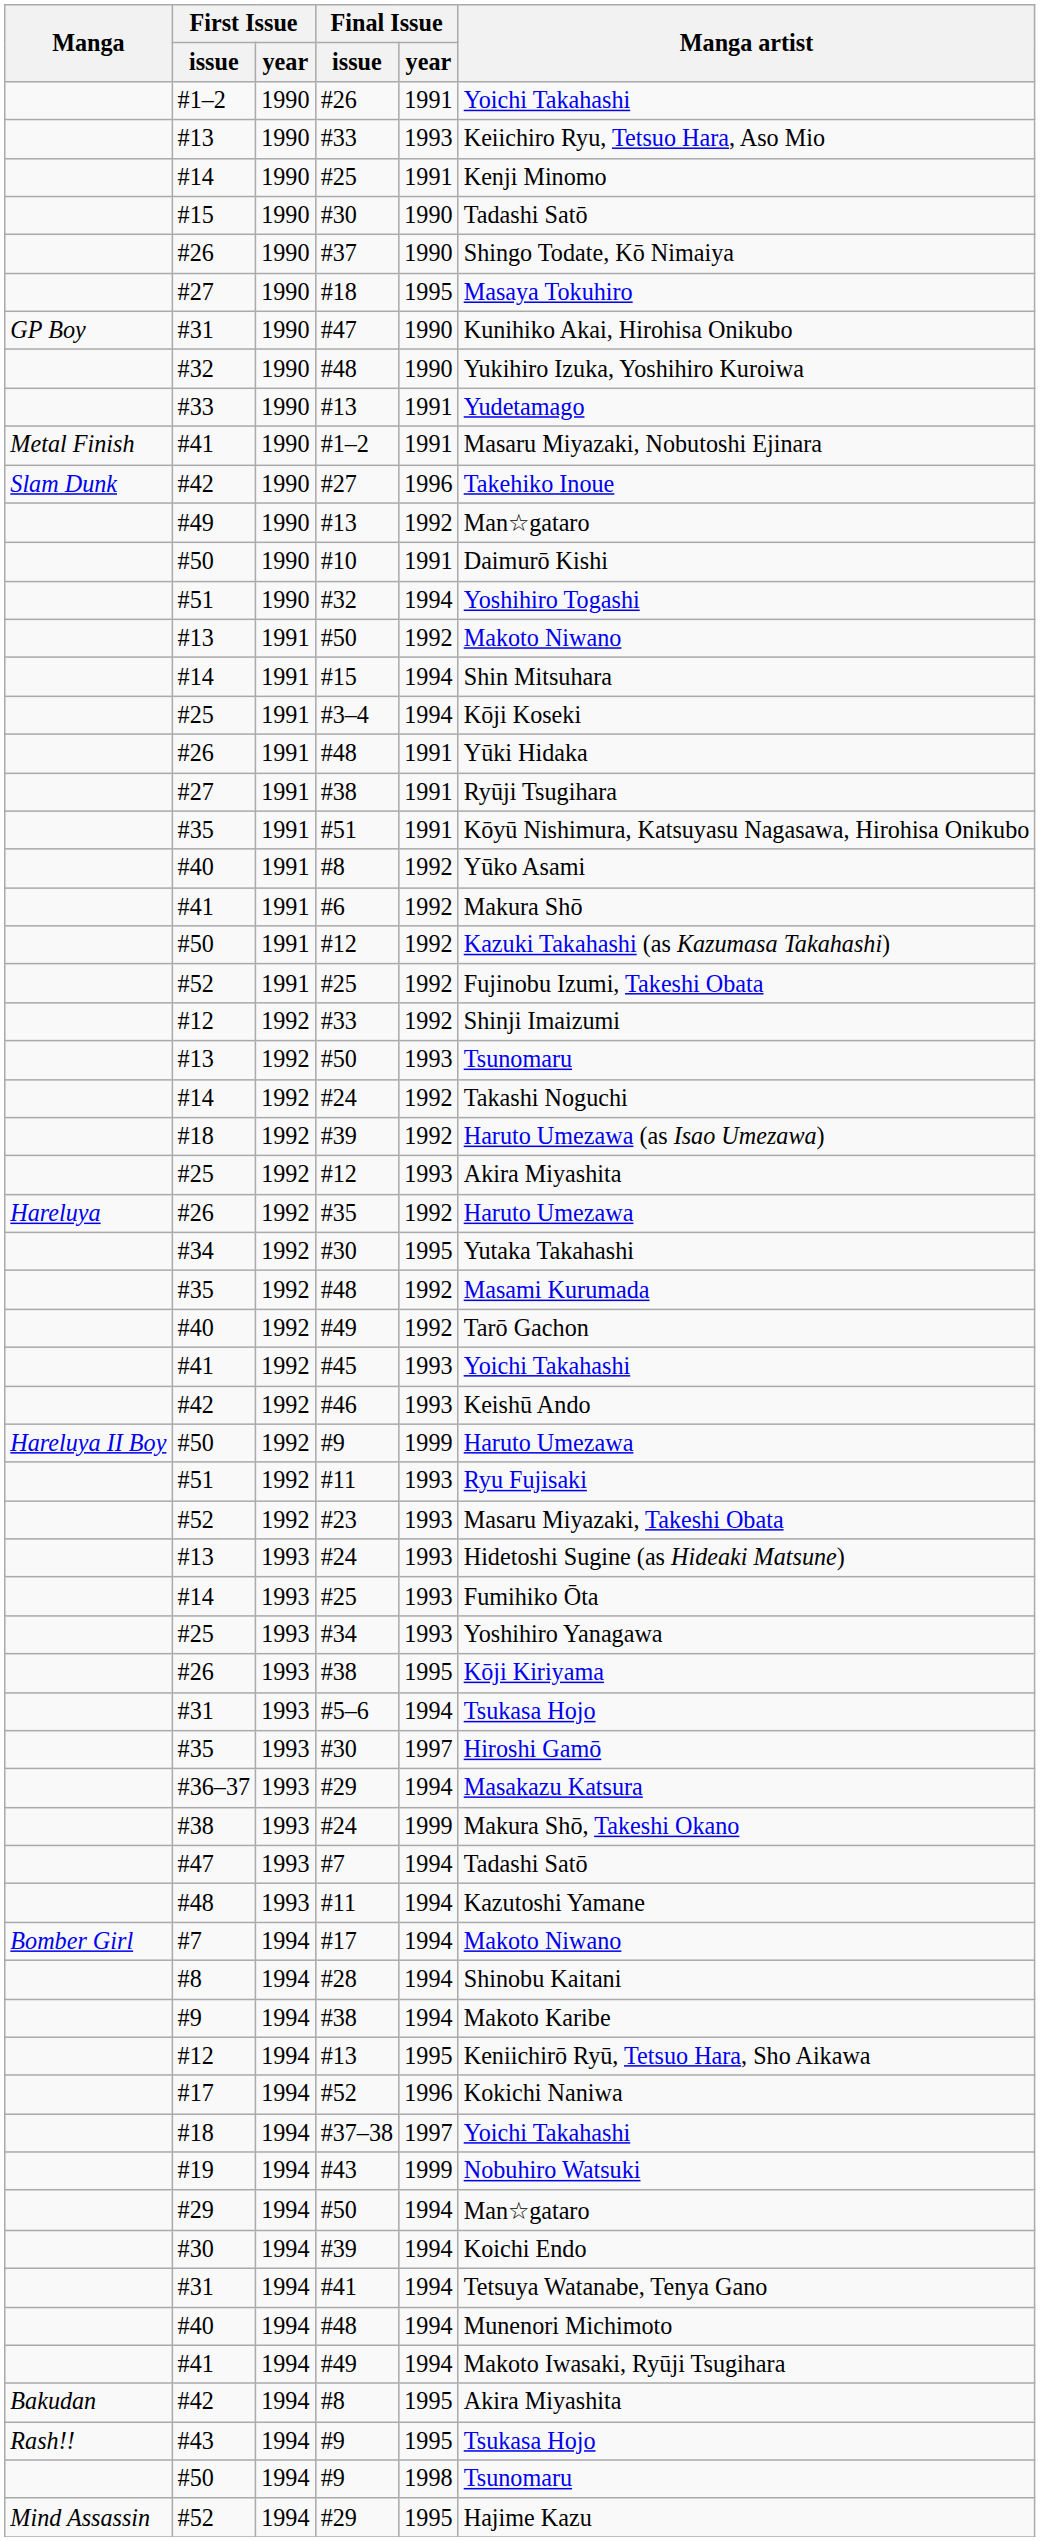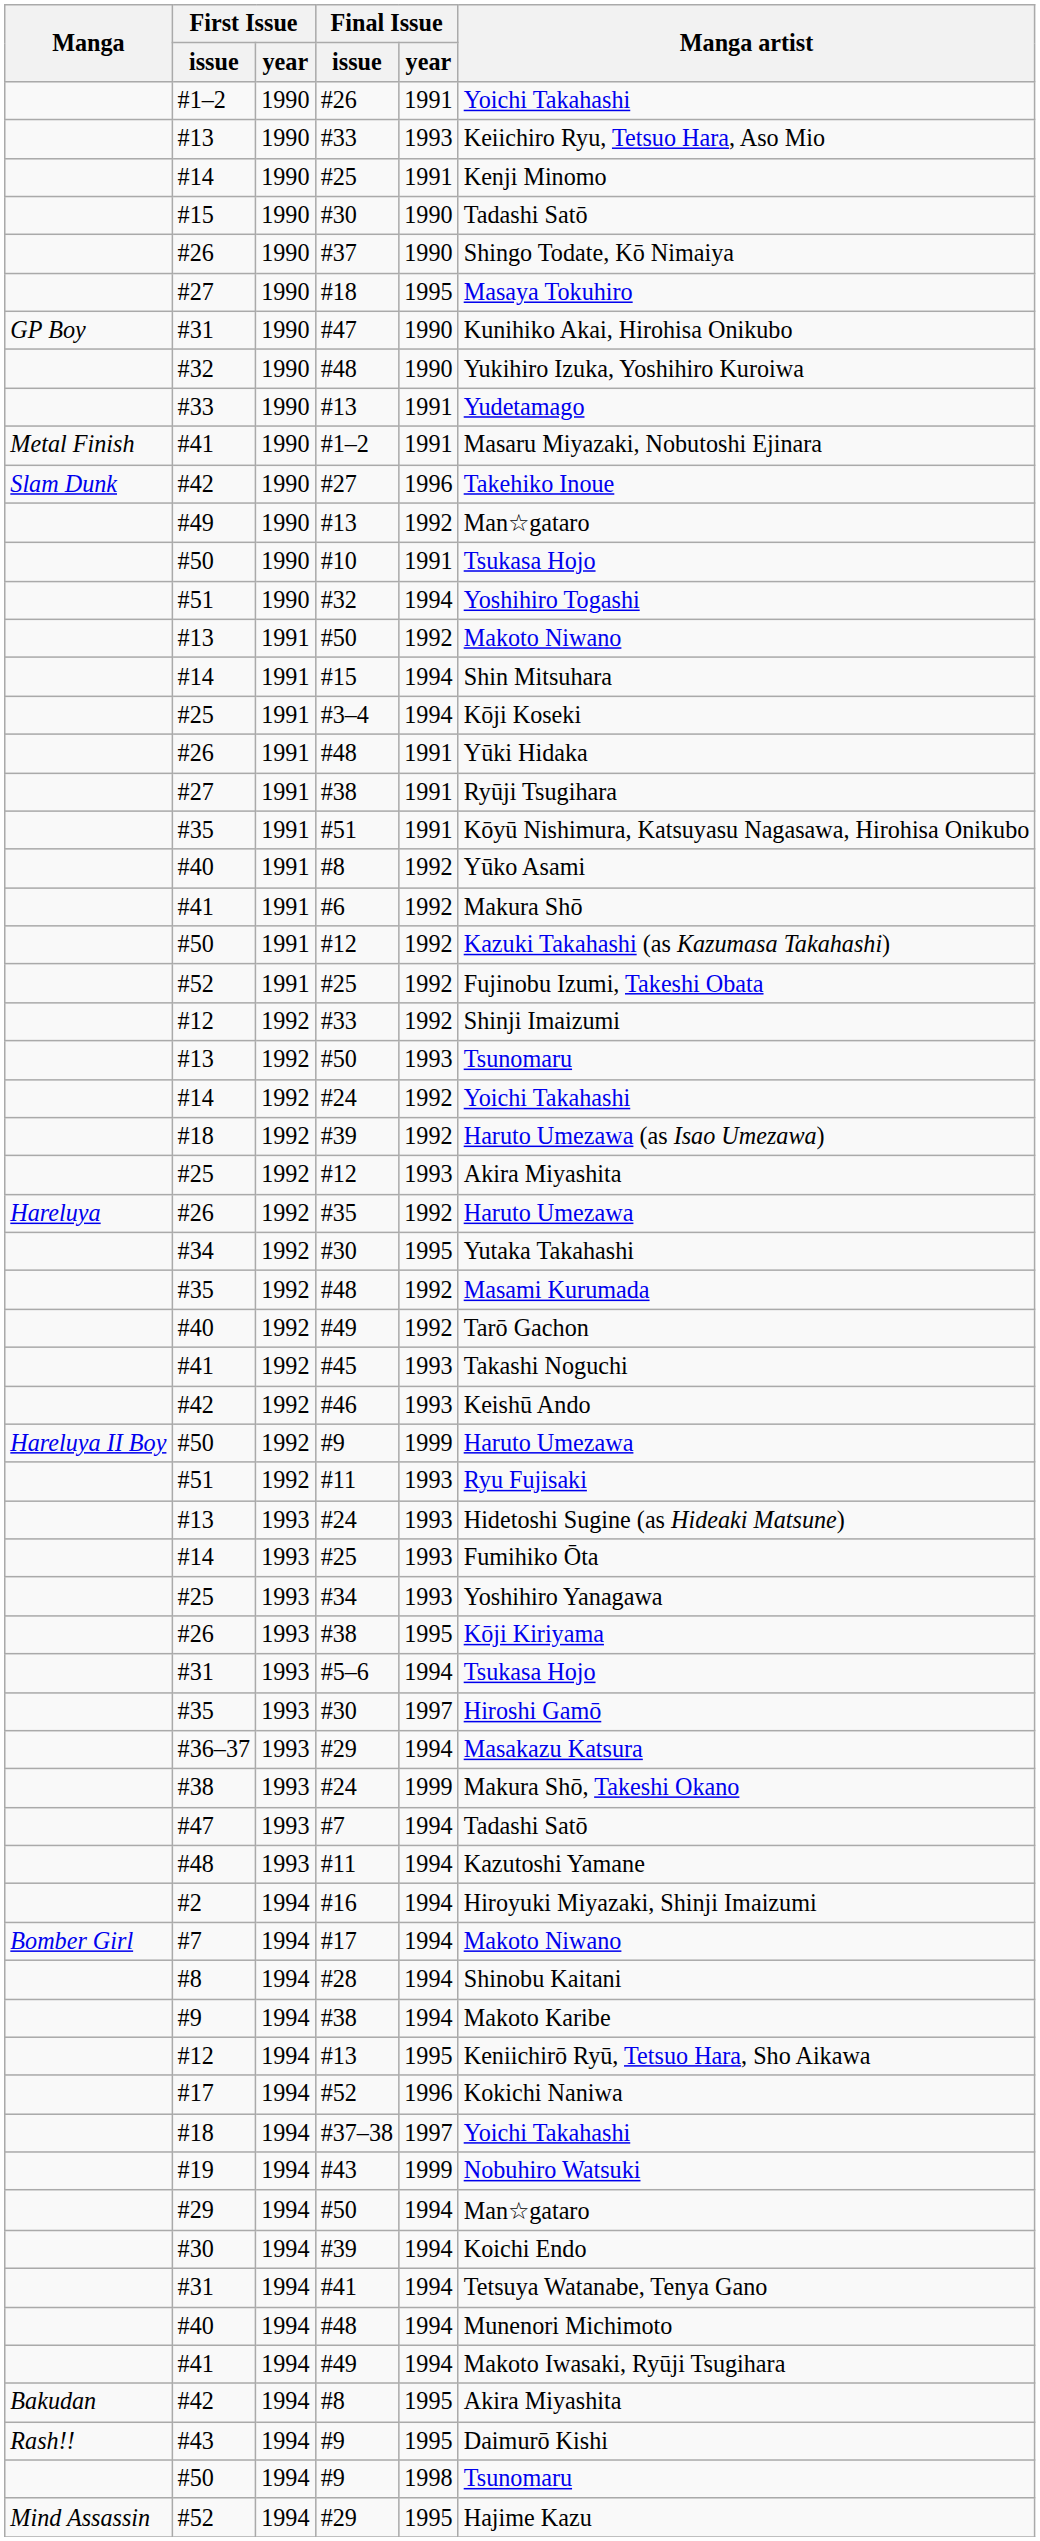(536, 561) Daimurō Kishi -> (530, 561) Tsukasa Hojo
(546, 1098) Takashi Noguchi -> (547, 1098) Yoichi Takahashi
(547, 1366) Yoichi Takahashi -> (546, 1366) Takashi Noguchi
- row: (196, 1519)
+ row: (190, 1902)
(530, 2440) Tsukasa Hojo -> (536, 2440) Daimurō Kishi
